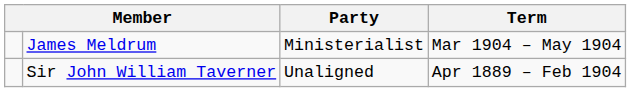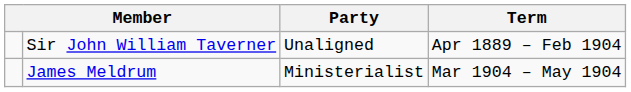rows swapped: (151, 72) <-> (91, 45)
